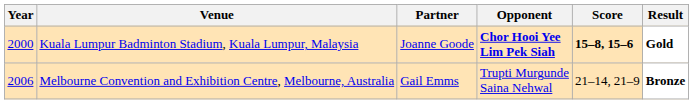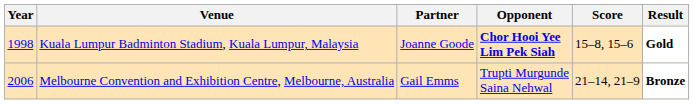(20, 44) 2000 -> (20, 44) 1998
(604, 44) bold -> (604, 44) normal
